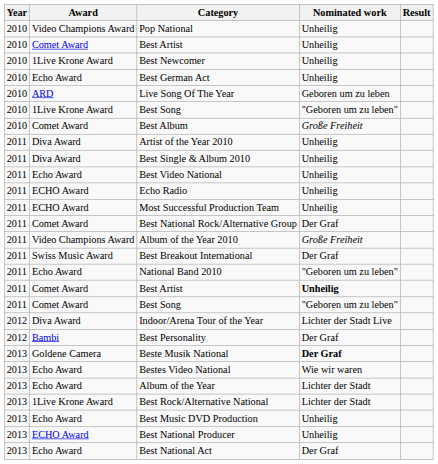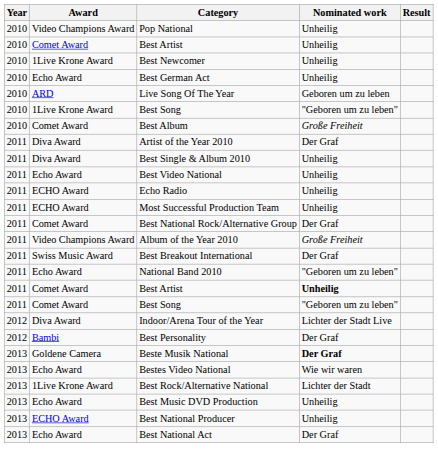(320, 142) Unheilig -> (320, 142) Der Graf
- row: (17, 386)
